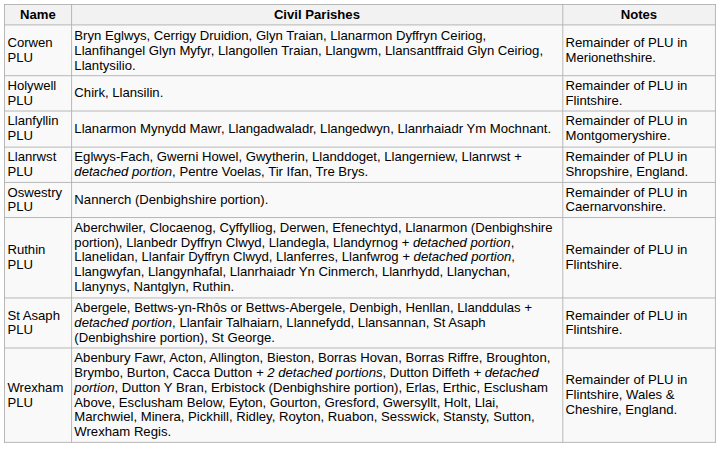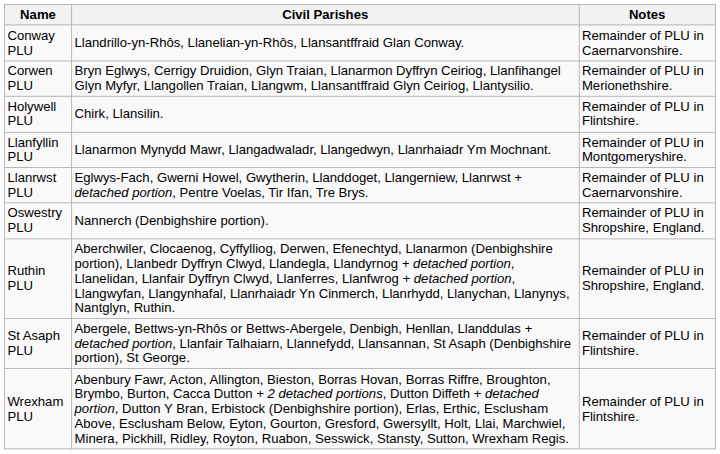+ row: (31, 43)
(627, 164) Remainder of PLU in Shropshire, England. -> (643, 185) Remainder of PLU in Caernarvonshire.
(626, 200) Remainder of PLU in Caernarvonshire. -> (643, 220) Remainder of PLU in Shropshire, England.
(626, 257) Remainder of PLU in Flintshire. -> (643, 278) Remainder of PLU in Shropshire, England.
(626, 395) Remainder of PLU in Flintshire, Wales & Cheshire, England. -> (643, 408) Remainder of PLU in Flintshire.
